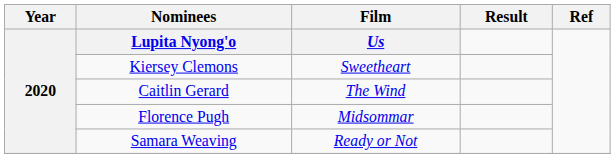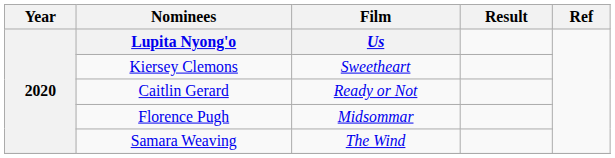(376, 91) The Wind -> (376, 91) Ready or Not
(376, 141) Ready or Not -> (376, 141) The Wind
